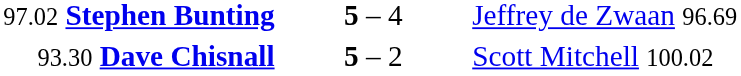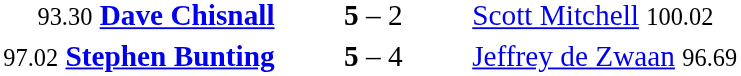rows swapped: (156, 56) <-> (139, 15)
